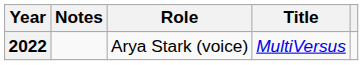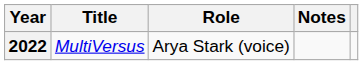columns swapped: (301, 18) <-> (79, 18)
